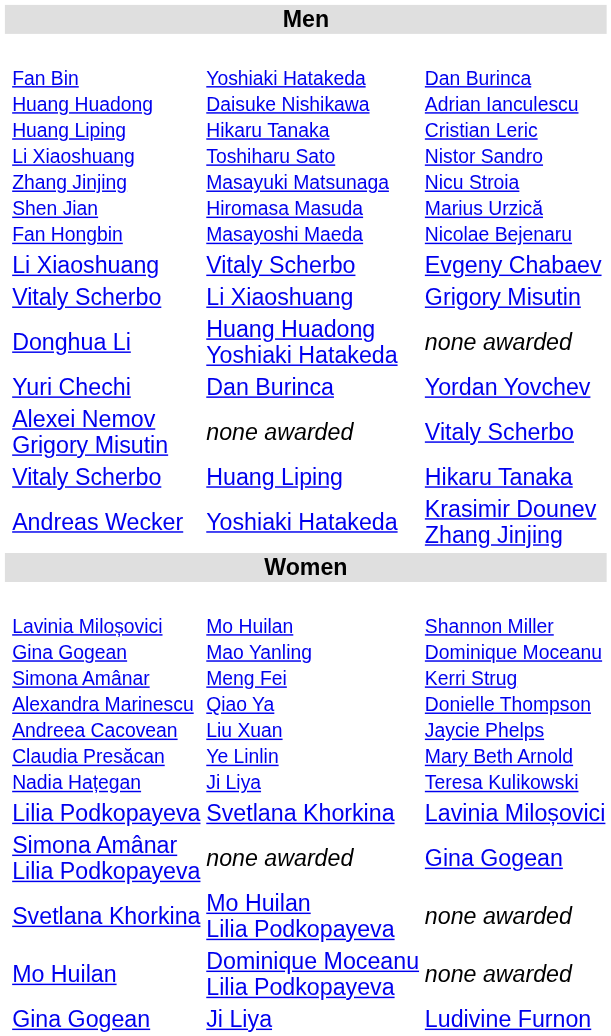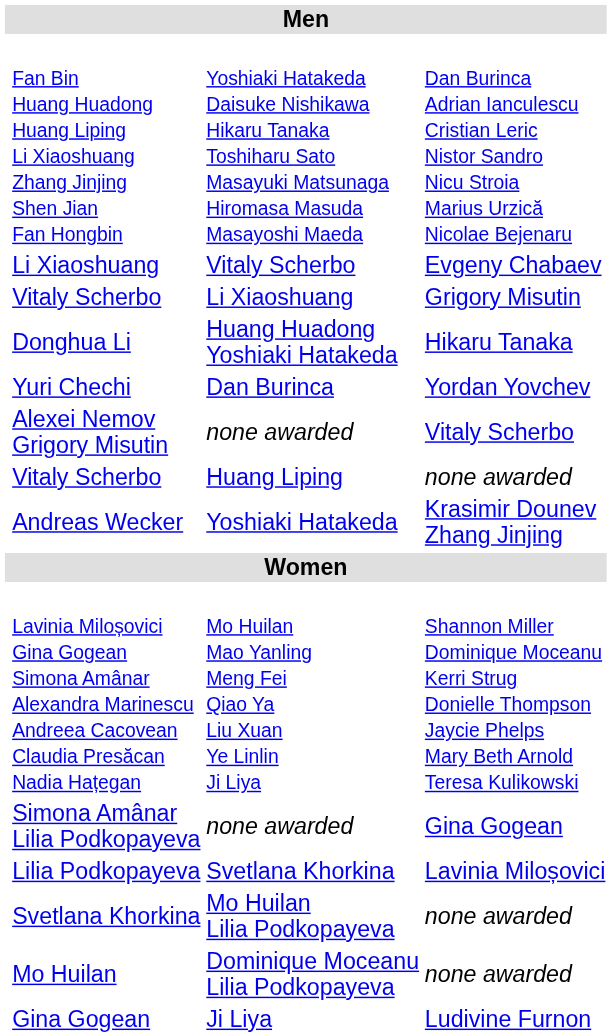(498, 342) none awarded -> (499, 342) Hikaru Tanaka
(499, 477) Hikaru Tanaka -> (498, 477) none awarded
rows swapped: (106, 813) <-> (106, 858)
